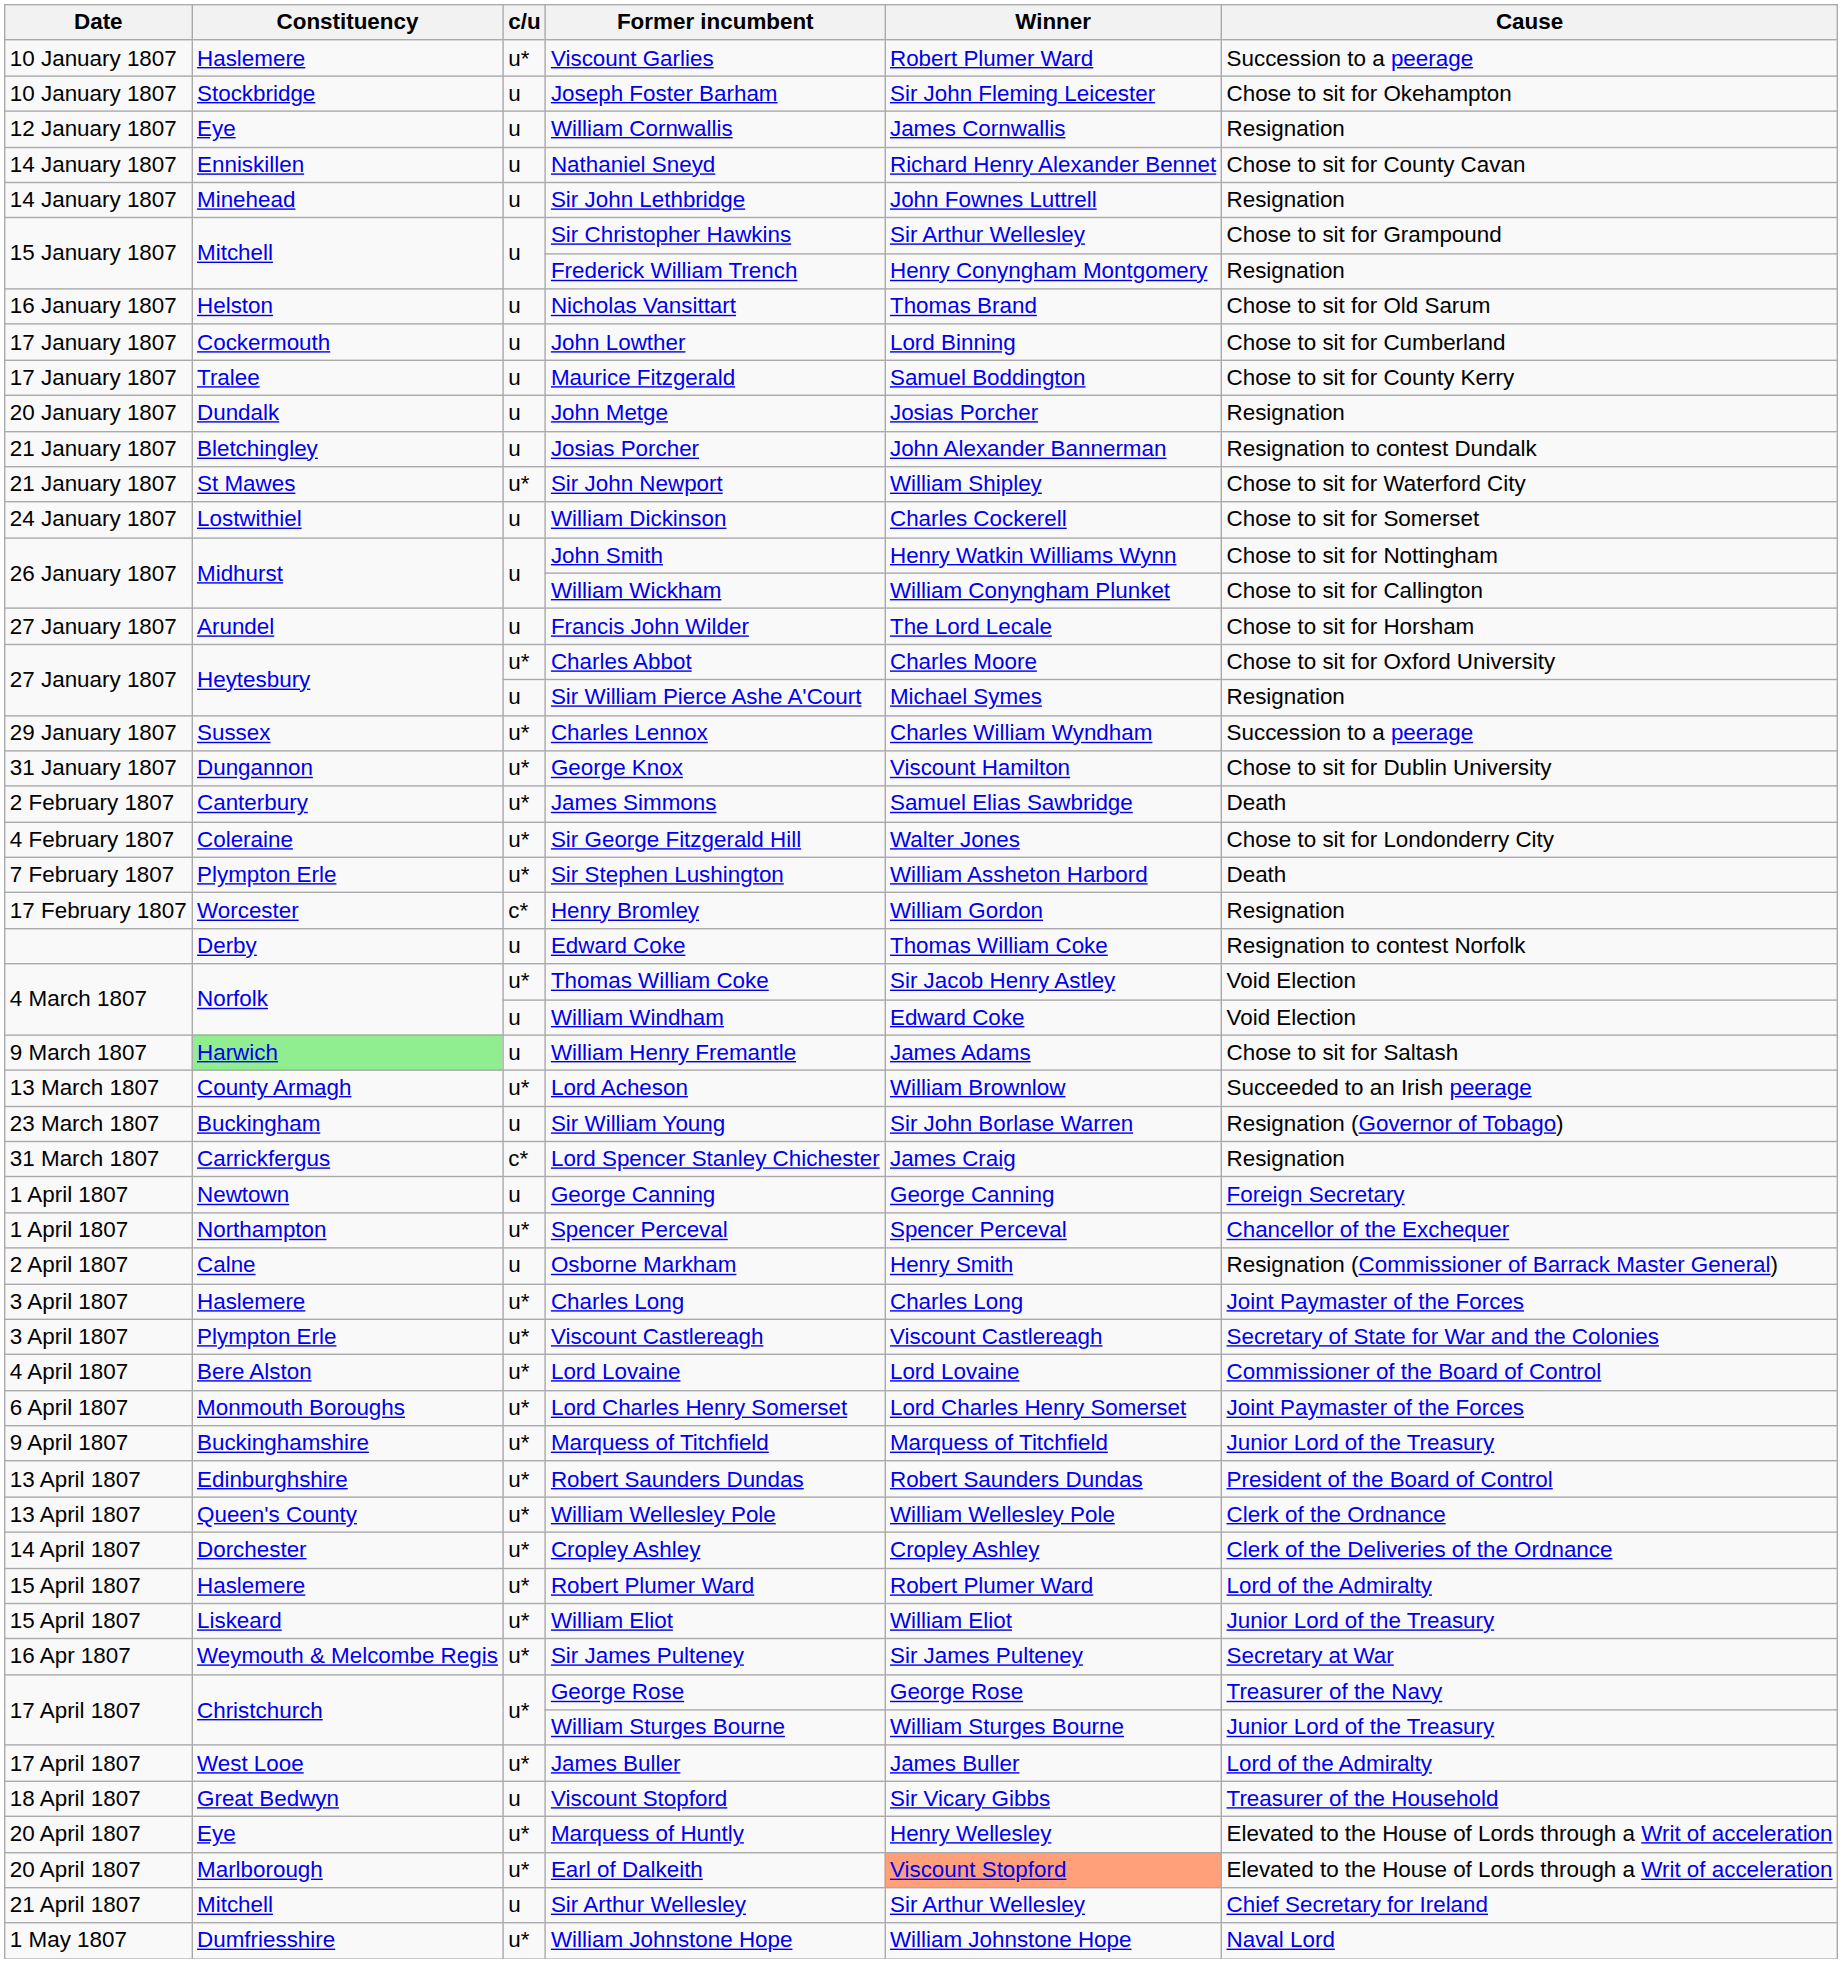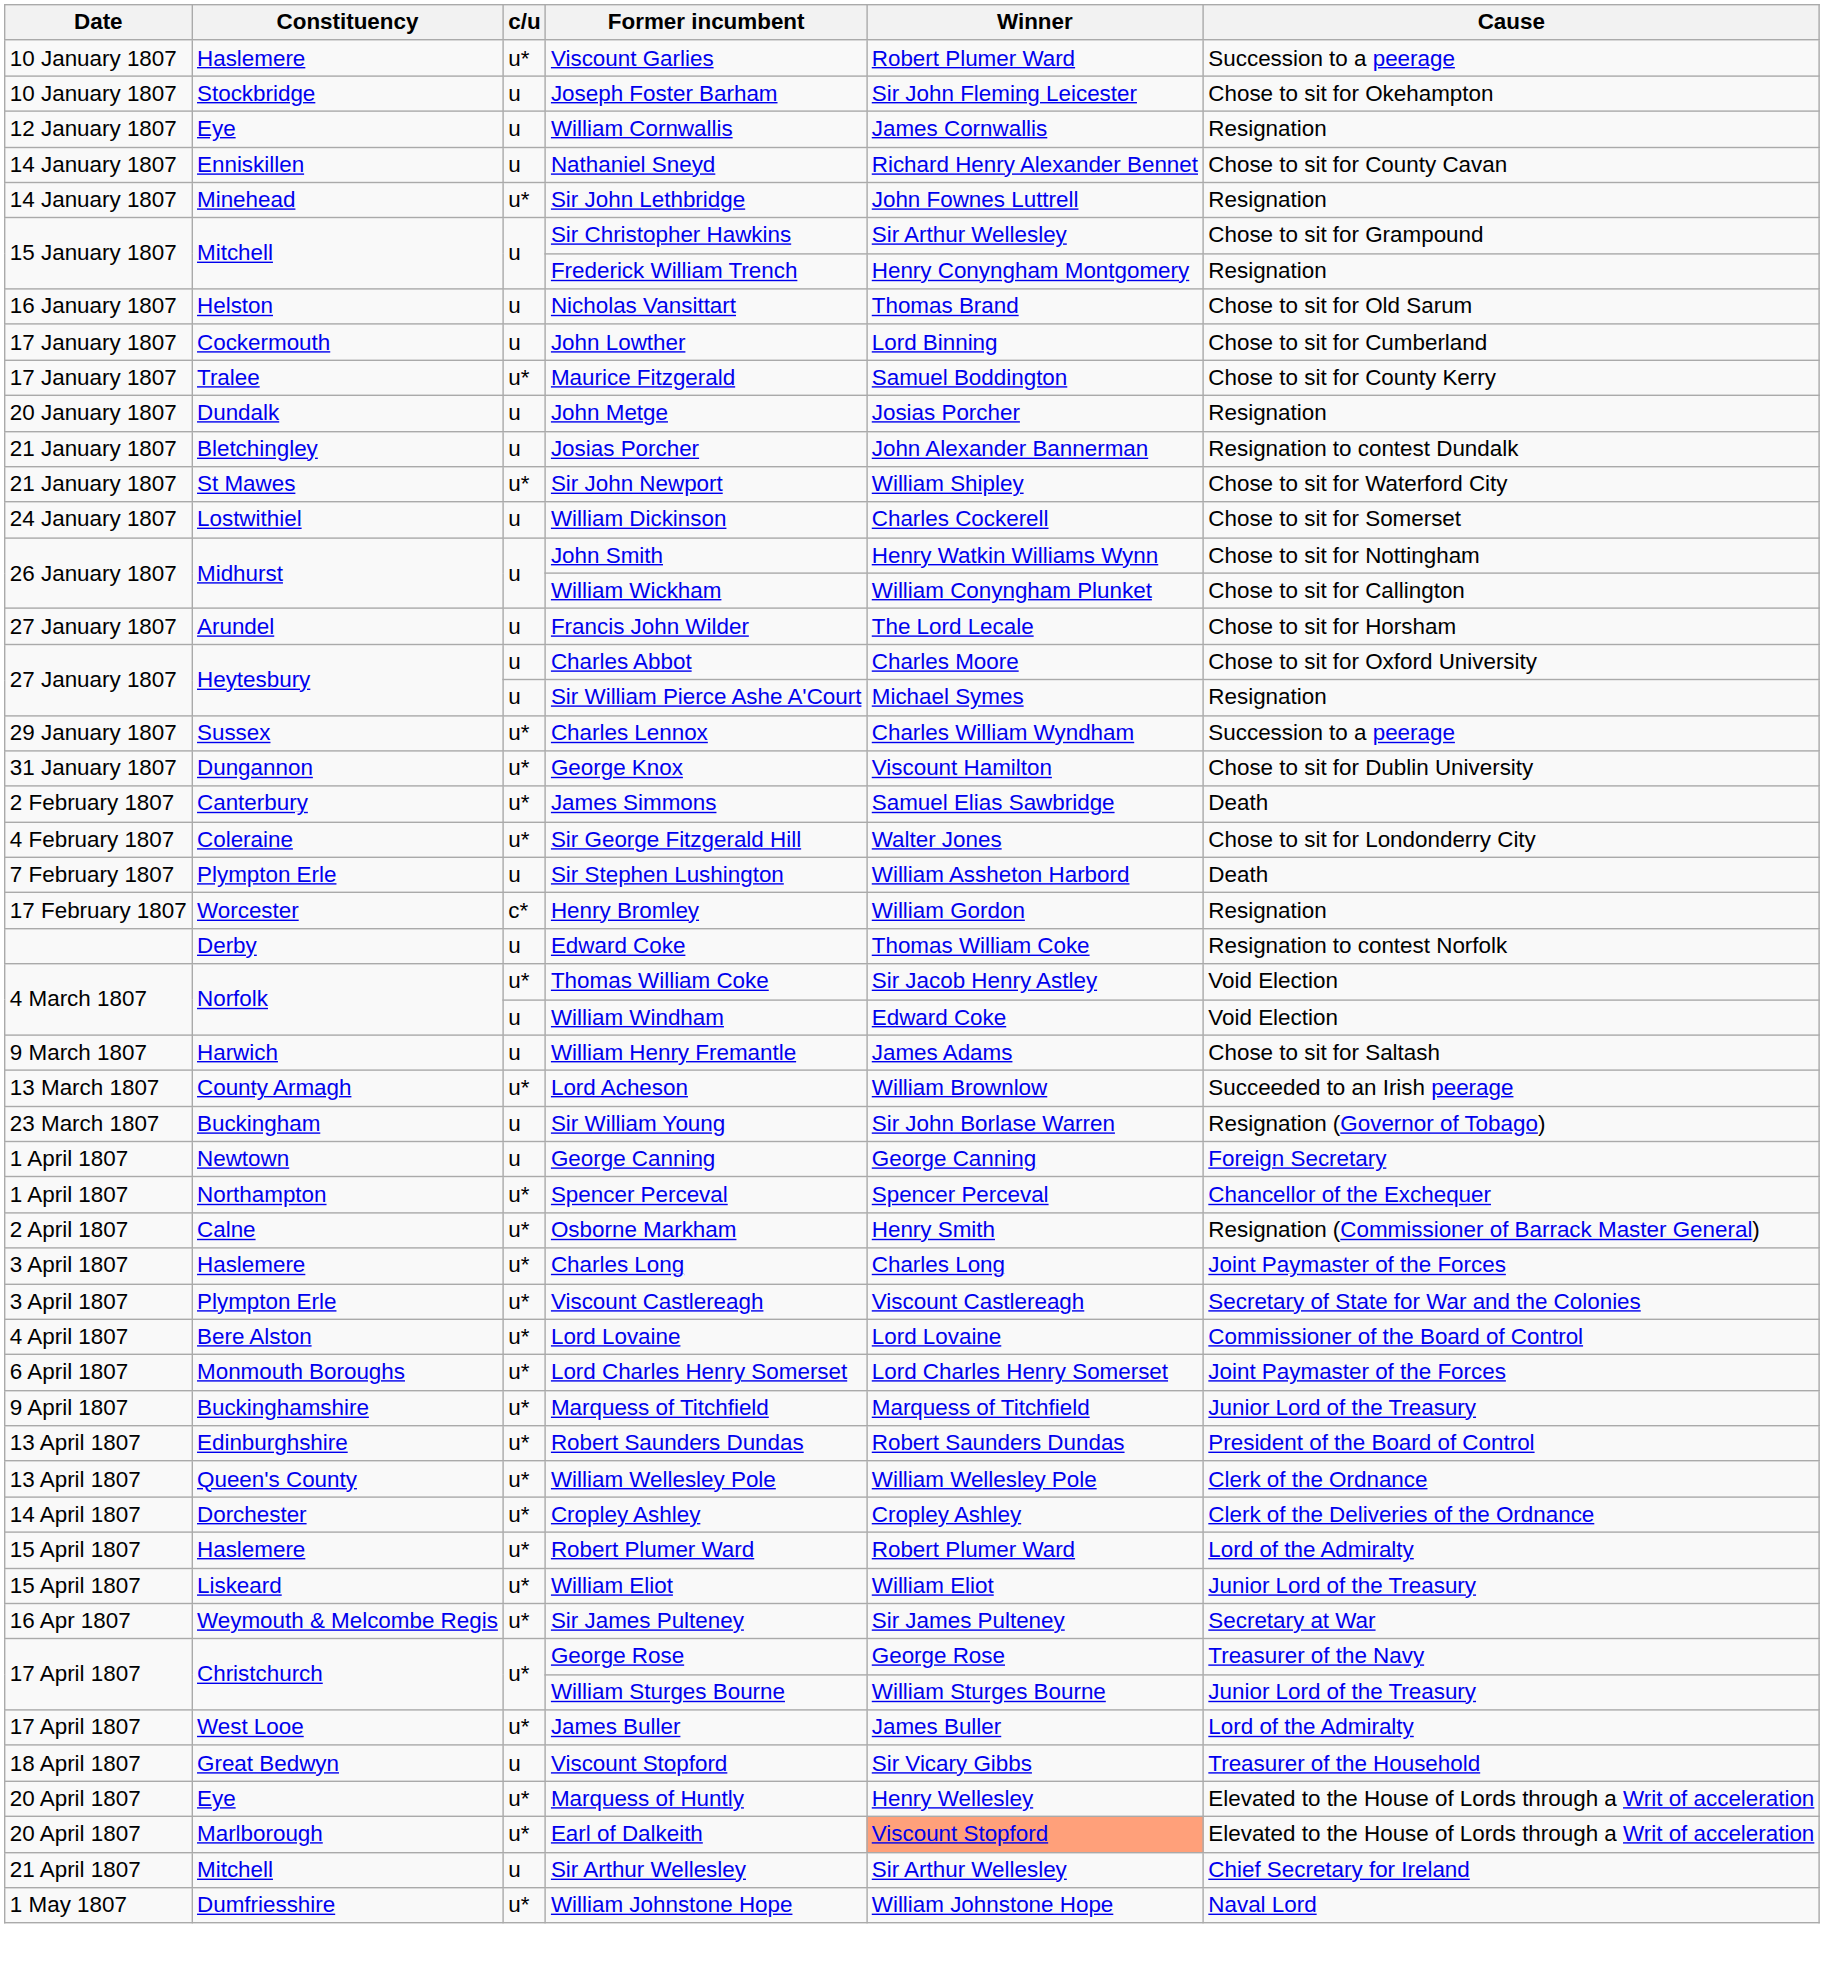(514, 199) u -> (519, 199) u*
(514, 377) u -> (519, 377) u*
(519, 661) u* -> (514, 661) u
(519, 874) u* -> (514, 874) u
(237, 1052) lightgreen background -> (237, 1052) no background
- row: (715, 1159)
(514, 1265) u -> (519, 1230) u*
